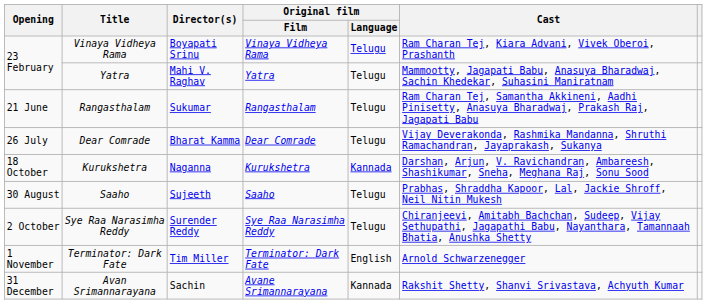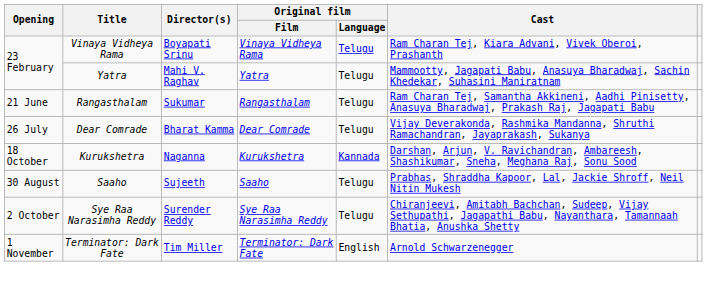- row: (115, 286)
